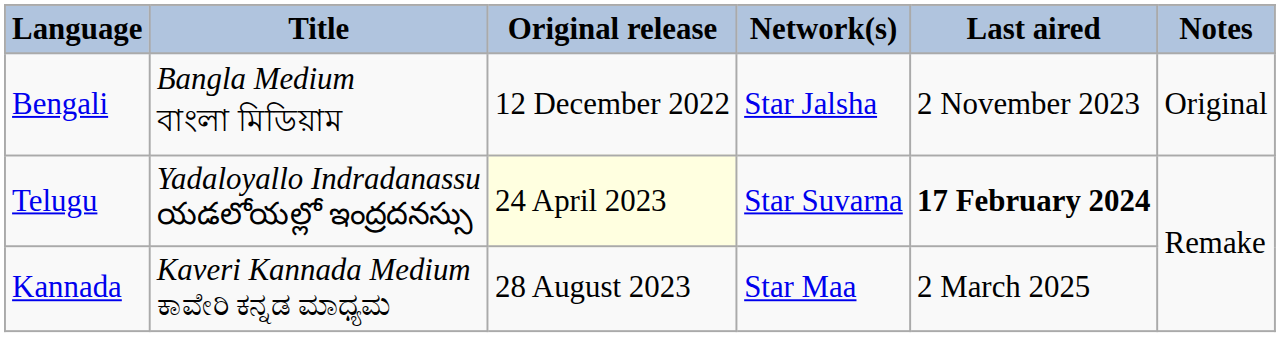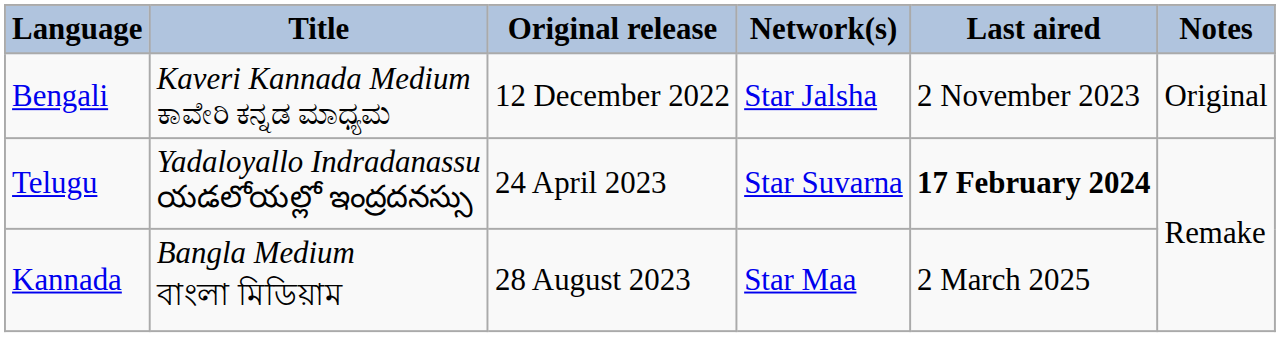(256, 99) Bangla Medium বাংলা মিডিয়াম -> (314, 95) Kaveri Kannada Medium ಕಾವೇರಿ ಕನ್ನಡ ಮಾಧ್ಯಮ
(581, 200) lightyellow background -> (581, 182) no background
(314, 287) Kaveri Kannada Medium ಕಾವೇರಿ ಕನ್ನಡ ಮಾಧ್ಯಮ -> (256, 274) Bangla Medium বাংলা মিডিয়াম
